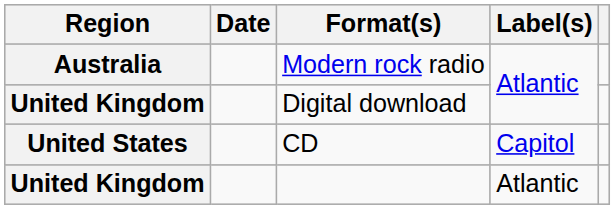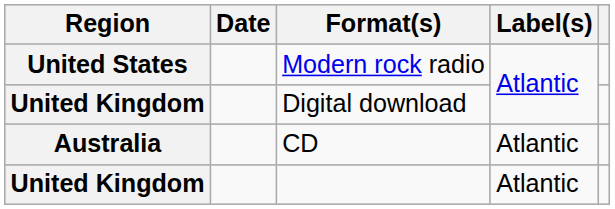(108, 64) Australia -> (108, 64) United States
(108, 143) United States -> (108, 143) Australia
(535, 143) Capitol -> (537, 143) Atlantic
